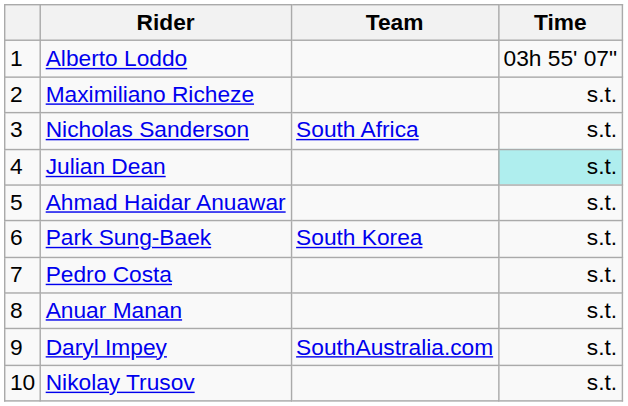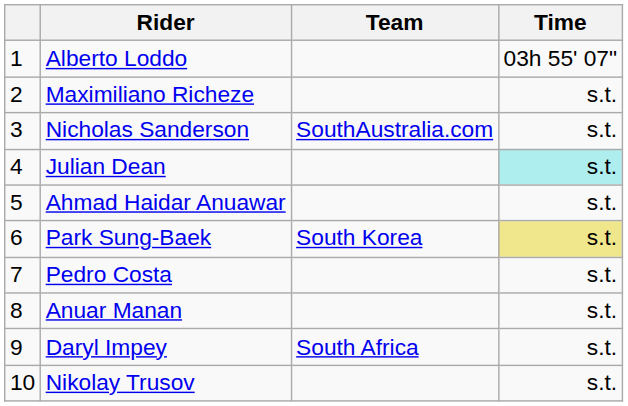(357, 130) South Africa -> (395, 130) SouthAustralia.com
(602, 238) no background -> (602, 238) khaki background
(395, 346) SouthAustralia.com -> (357, 346) South Africa
